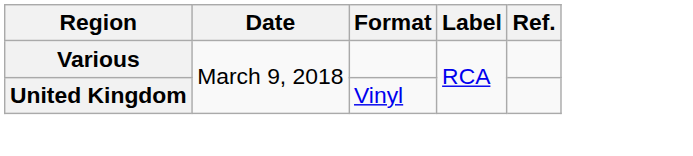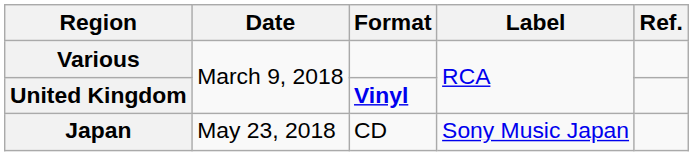(379, 95) normal -> (381, 95) bold
+ row: (98, 131)
